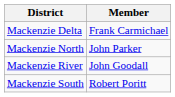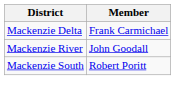- row: (45, 48)
